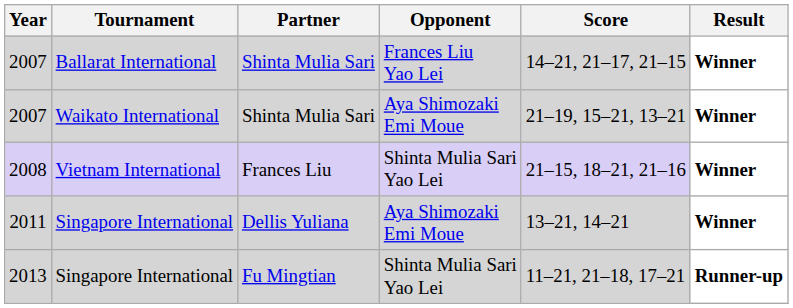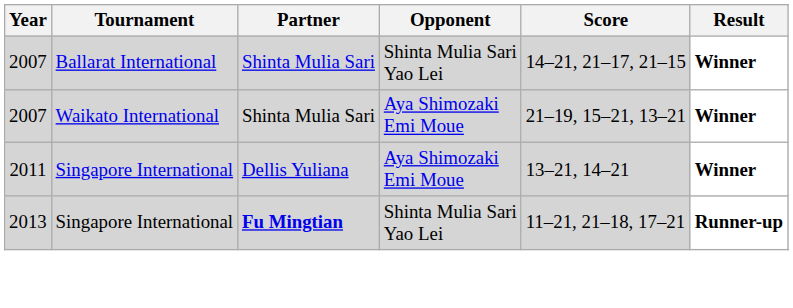(429, 62) Frances Liu Yao Lei -> (450, 62) Shinta Mulia Sari Yao Lei
- row: (28, 169)
(289, 276) normal -> (292, 222) bold
